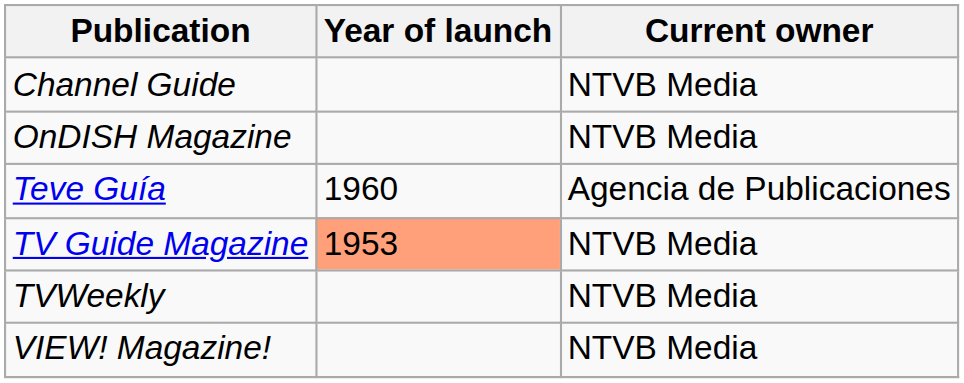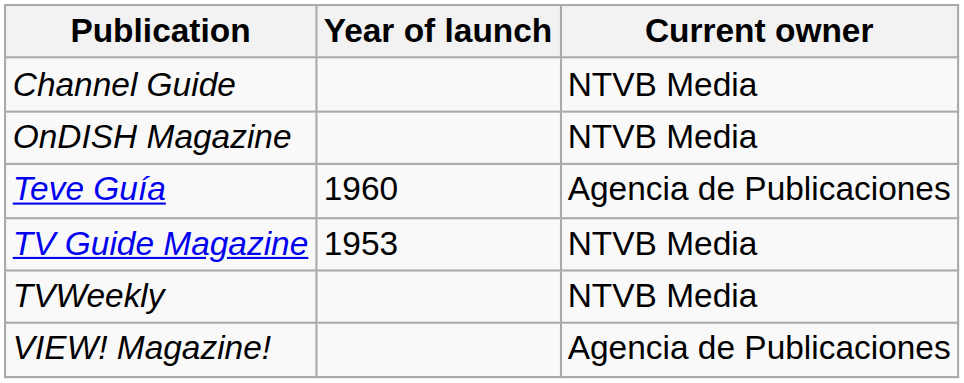(361, 243) lightsalmon background -> (361, 243) no background
(662, 349) NTVB Media -> (759, 349) Agencia de Publicaciones
